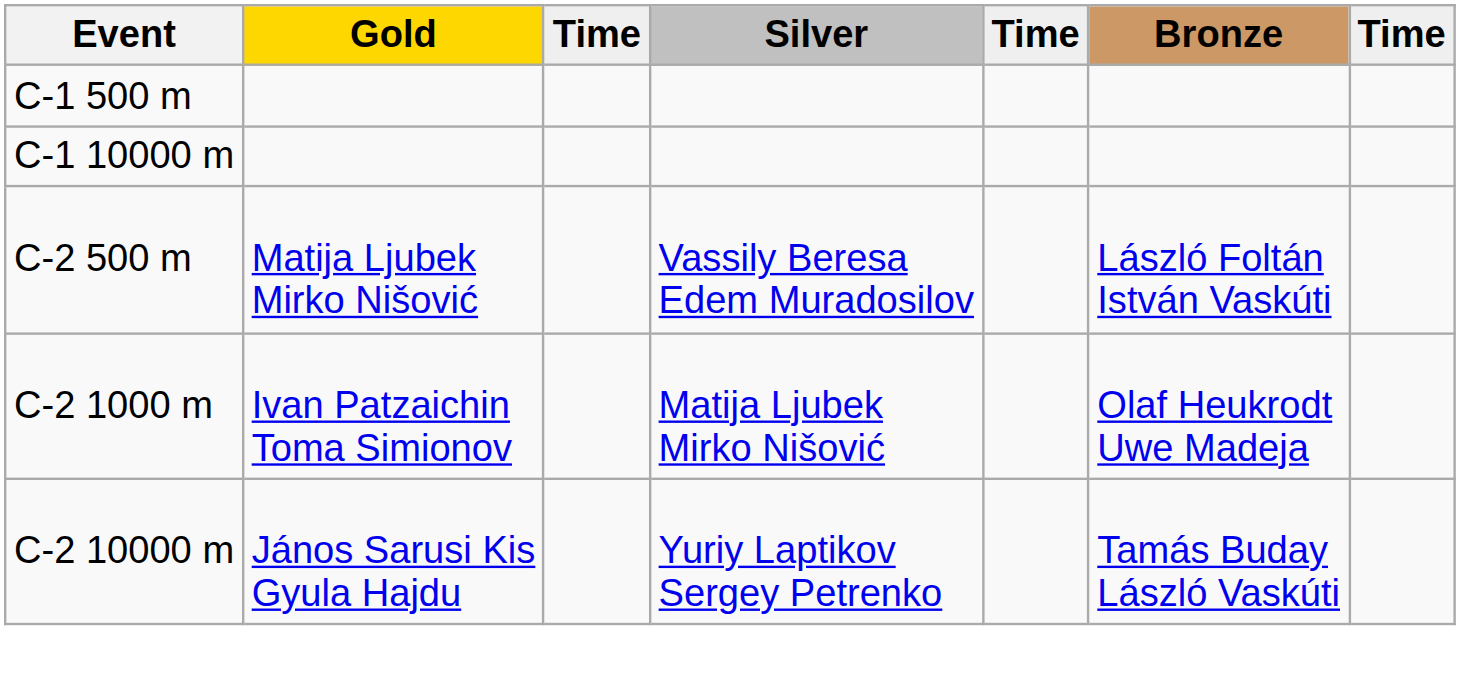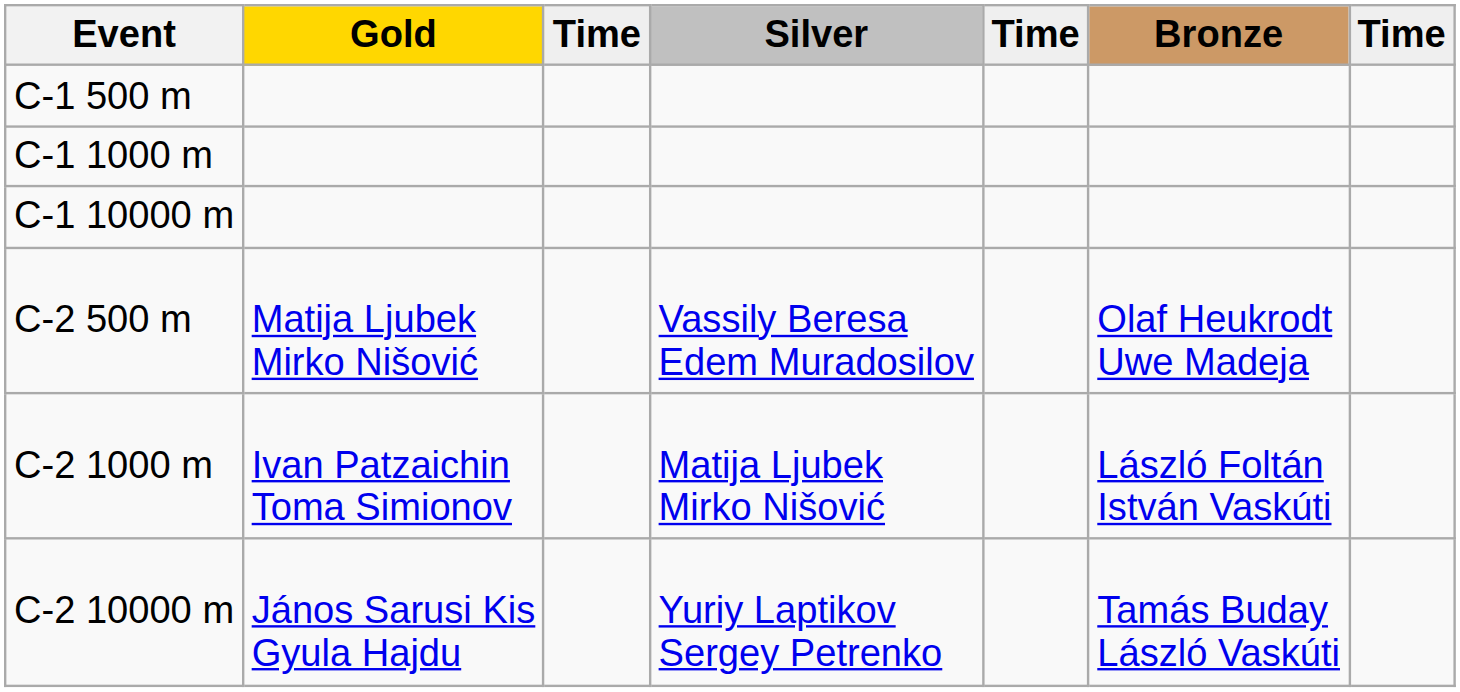+ row: (113, 155)
(1214, 280) László Foltán István Vaskúti -> (1215, 340) Olaf Heukrodt Uwe Madeja
(1215, 426) Olaf Heukrodt Uwe Madeja -> (1214, 486) László Foltán István Vaskúti
